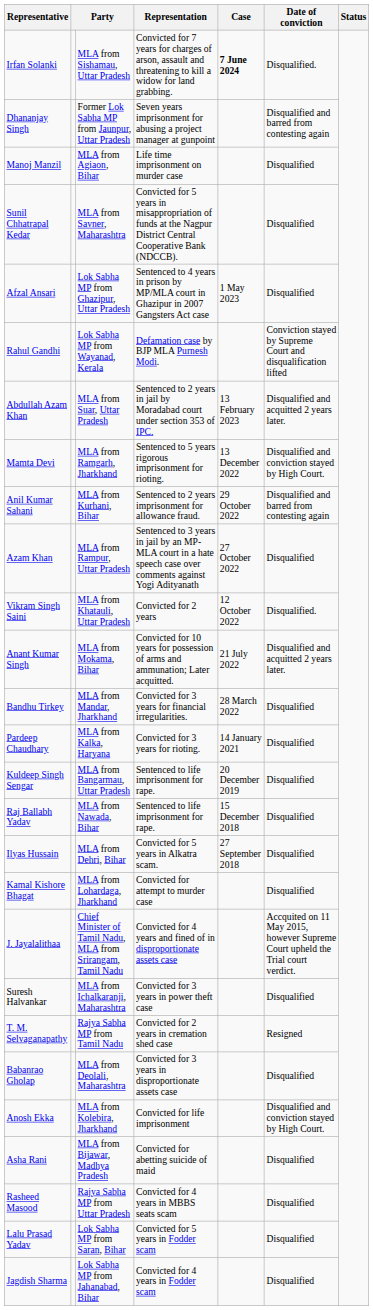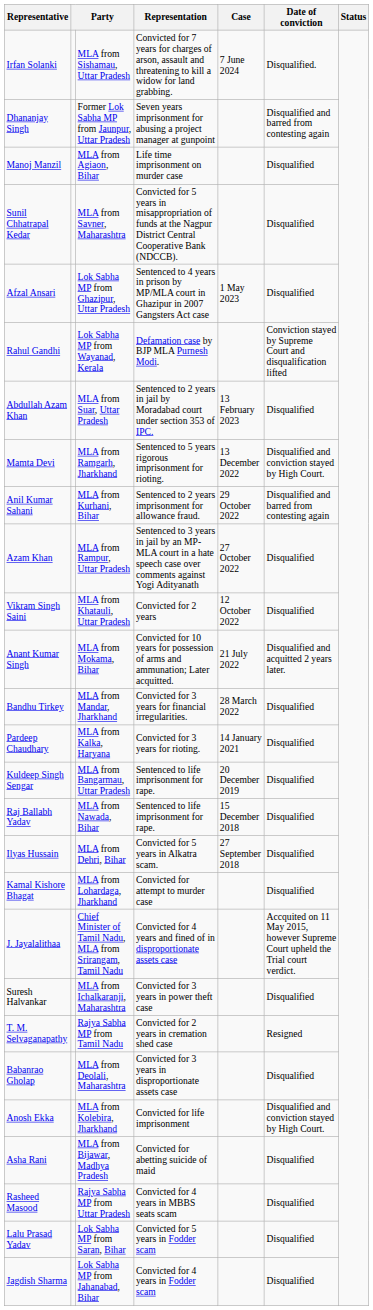(233, 65) bold -> (232, 65) normal
(299, 410) Disqualified and acquitted 2 years later. -> (290, 410) Disqualified
(292, 611) Disqualified. -> (290, 611) Disqualified
